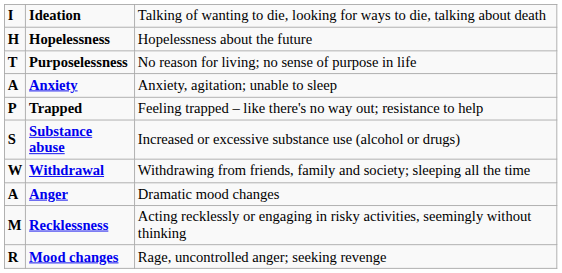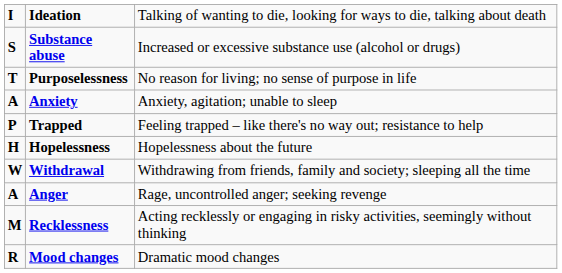rows swapped: (61, 139) <-> (70, 39)
(209, 194) Dramatic mood changes -> (262, 194) Rage, uncontrolled anger; seeking revenge
(262, 256) Rage, uncontrolled anger; seeking revenge -> (209, 256) Dramatic mood changes
